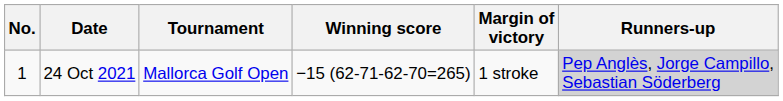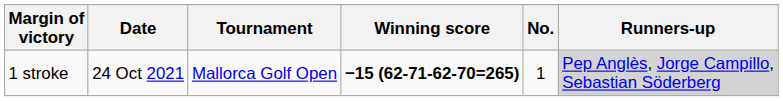columns swapped: (22, 28) <-> (516, 28)
(383, 73) normal -> (432, 73) bold
